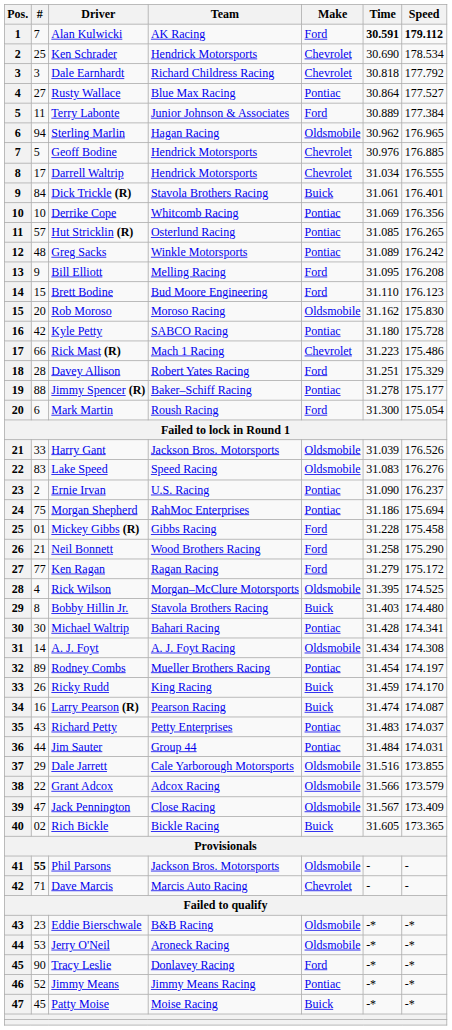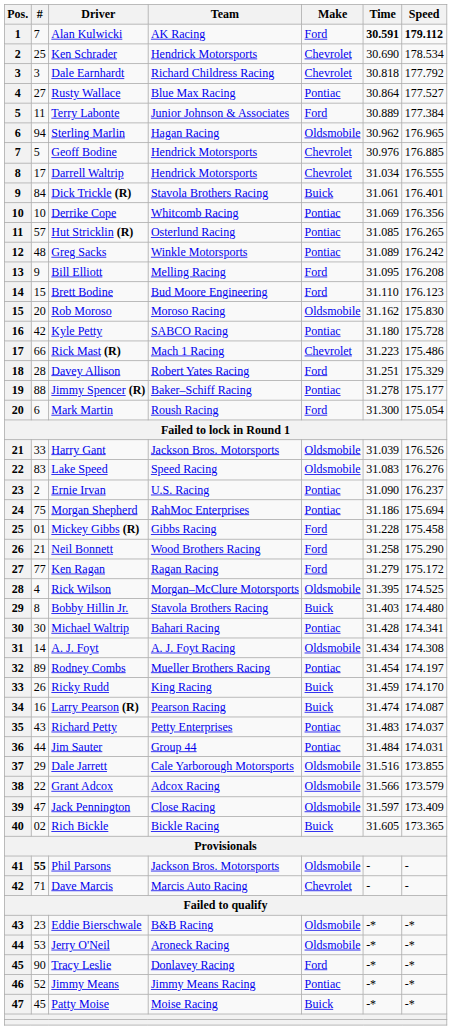(383, 806) 31.567 -> (383, 806) 31.597
